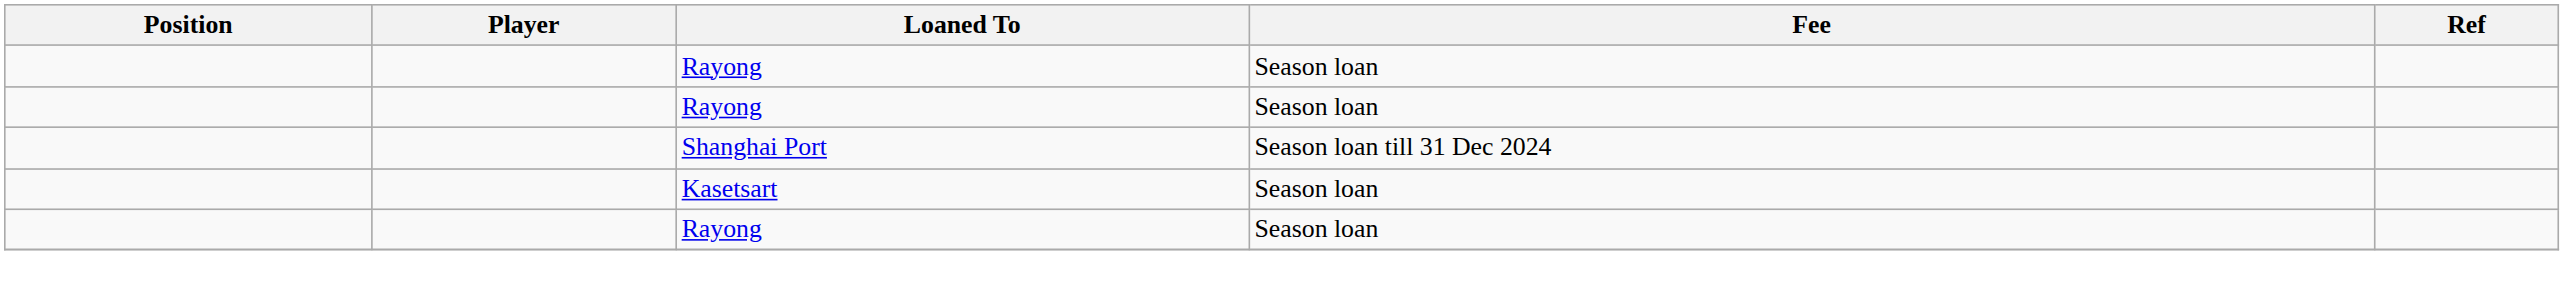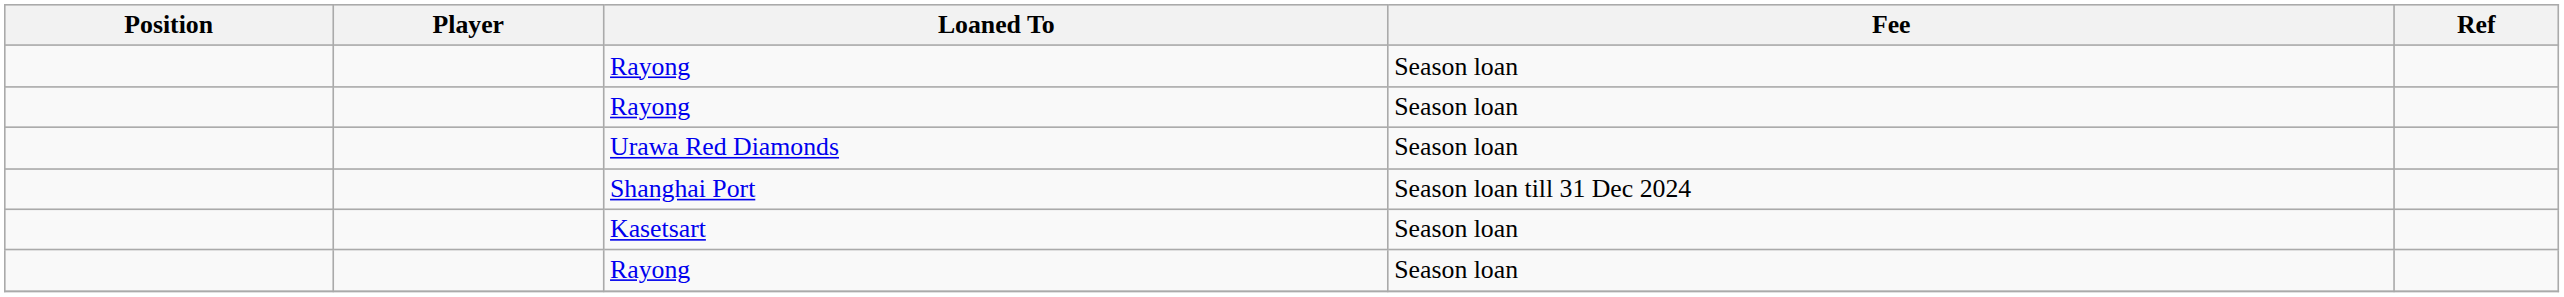+ row: (725, 147)
